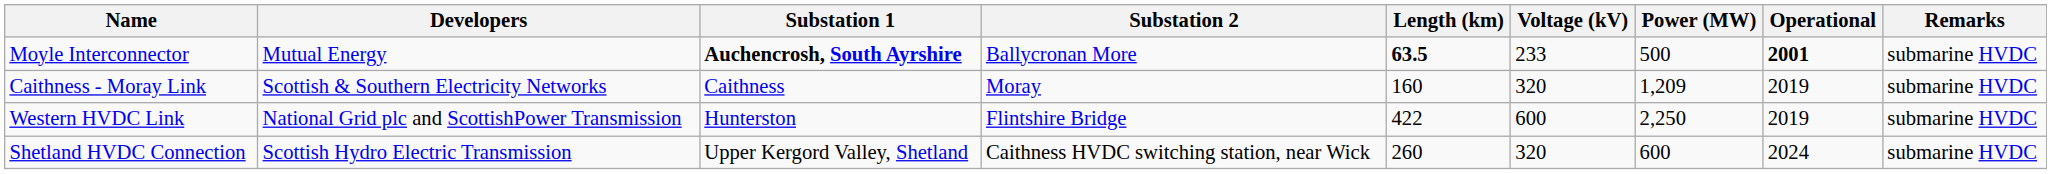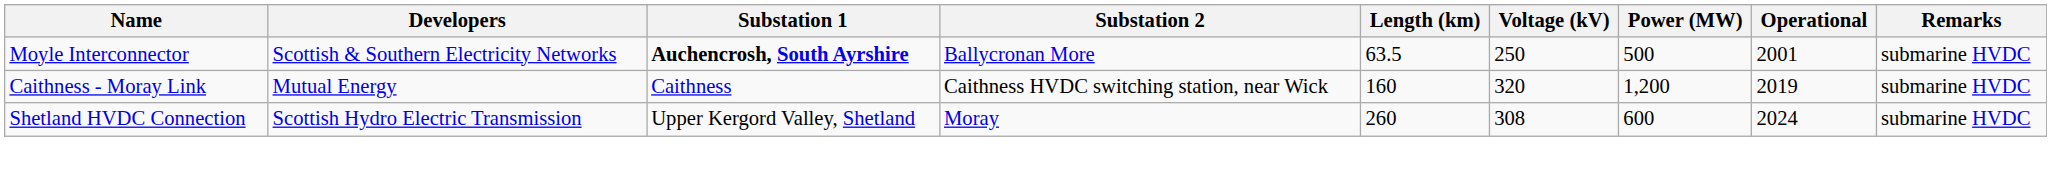(325, 53) Mutual Energy -> (445, 53) Scottish & Southern Electricity Networks
(1410, 53) bold -> (1384, 53) normal
(1531, 53) 233 -> (1510, 53) 250
(1788, 53) bold -> (1777, 53) normal
(435, 86) Scottish & Southern Electricity Networks -> (335, 86) Mutual Energy
(1014, 86) Moray -> (1136, 86) Caithness HVDC switching station, near Wick
(1663, 86) 1,209 -> (1647, 86) 1,200
- row: (97, 119)
(1178, 151) Caithness HVDC switching station, near Wick -> (972, 119) Moray
(1531, 151) 320 -> (1510, 119) 308
